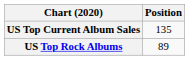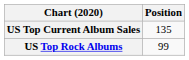(163, 47) 89 -> (163, 47) 99
